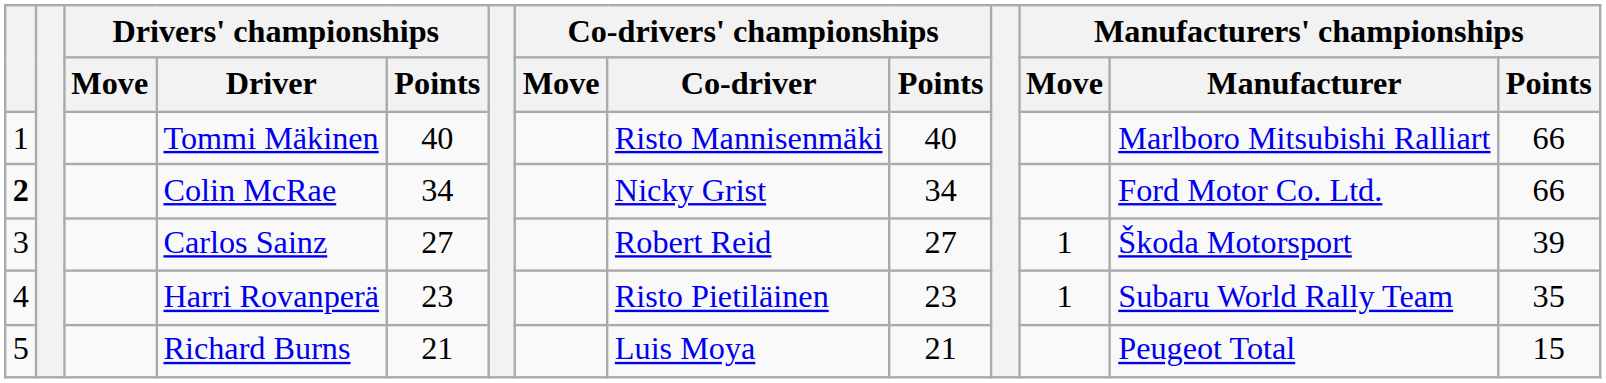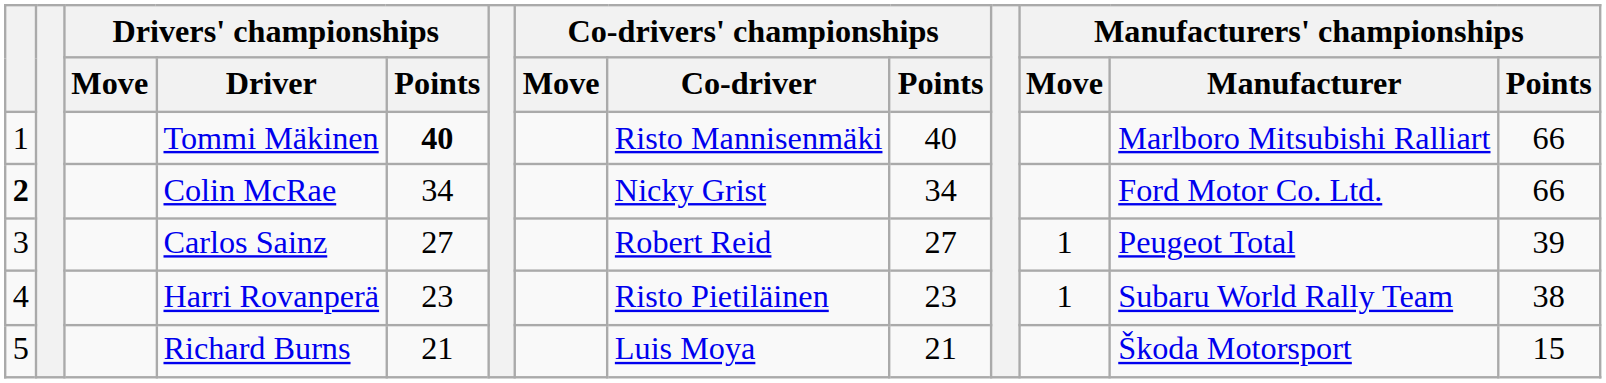(437, 137) normal -> (437, 137) bold
(1235, 243) Škoda Motorsport -> (1207, 243) Peugeot Total
(1549, 296) 35 -> (1549, 296) 38
(1207, 349) Peugeot Total -> (1235, 349) Škoda Motorsport
